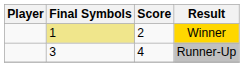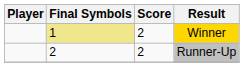(53, 52) 3 -> (53, 52) 2
(141, 52) 4 -> (141, 52) 2
